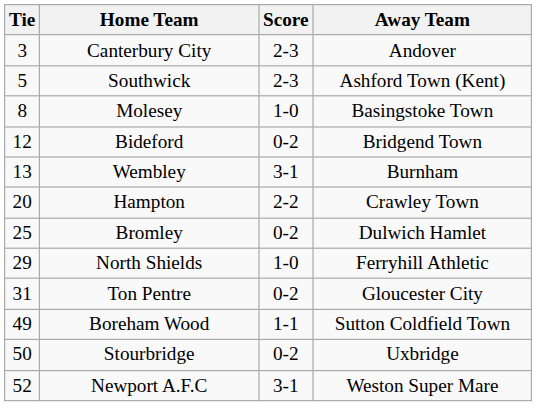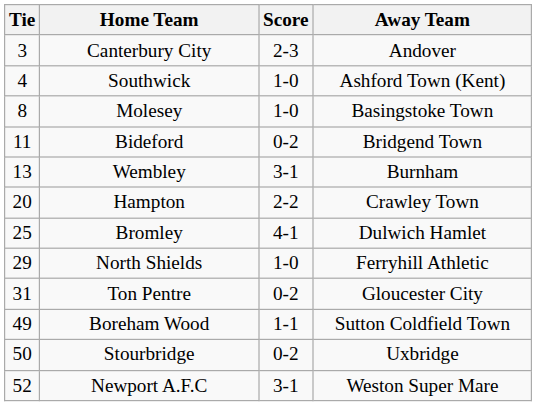(22, 80) 5 -> (22, 80) 4
(286, 80) 2-3 -> (286, 80) 1-0
(22, 141) 12 -> (22, 141) 11
(286, 232) 0-2 -> (286, 232) 4-1
